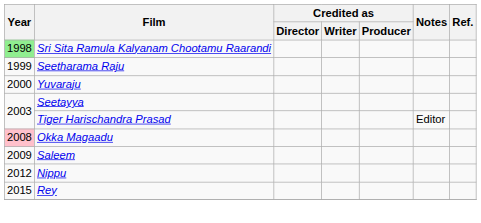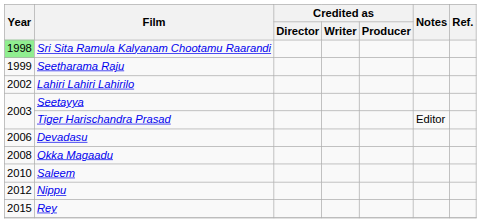- row: (59, 84)
+ row: (86, 84)
+ row: (62, 137)
(19, 137) pink background -> (19, 155) no background
(19, 155) 2009 -> (19, 173) 2010
